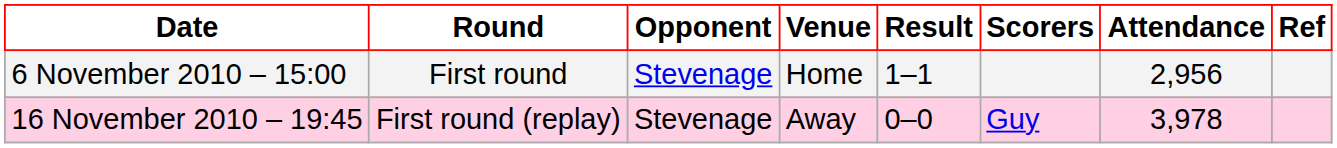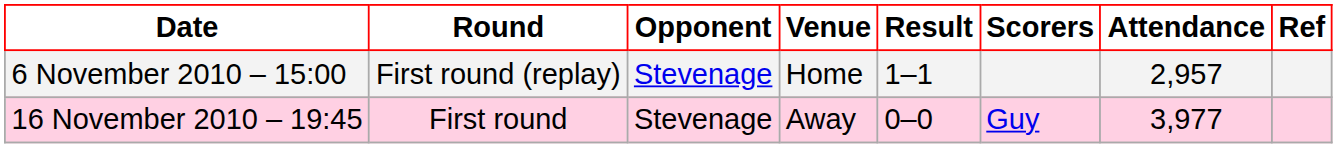(498, 73) First round -> (498, 73) First round (replay)
(1186, 73) 2,956 -> (1186, 73) 2,957
(498, 119) First round (replay) -> (498, 119) First round
(1186, 119) 3,978 -> (1186, 119) 3,977
